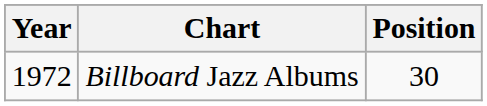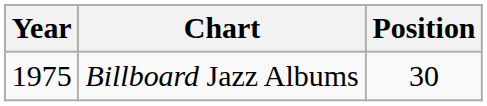(42, 75) 1972 -> (42, 75) 1975
